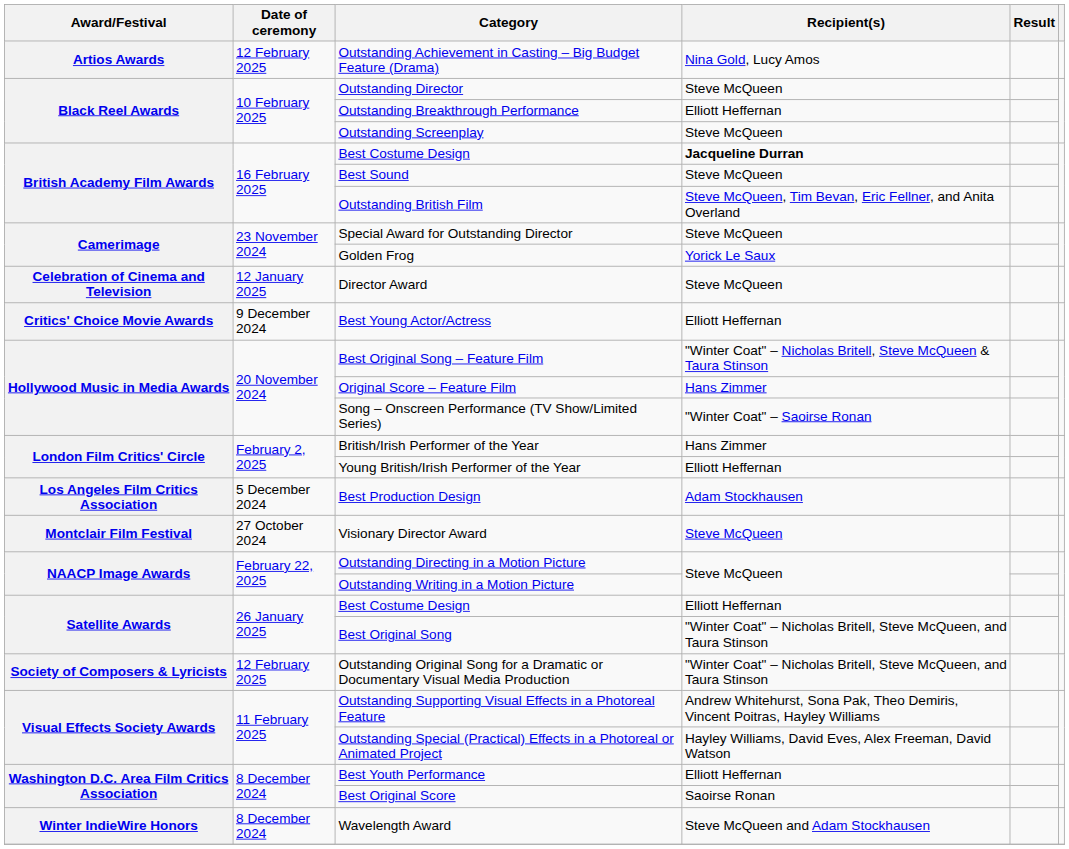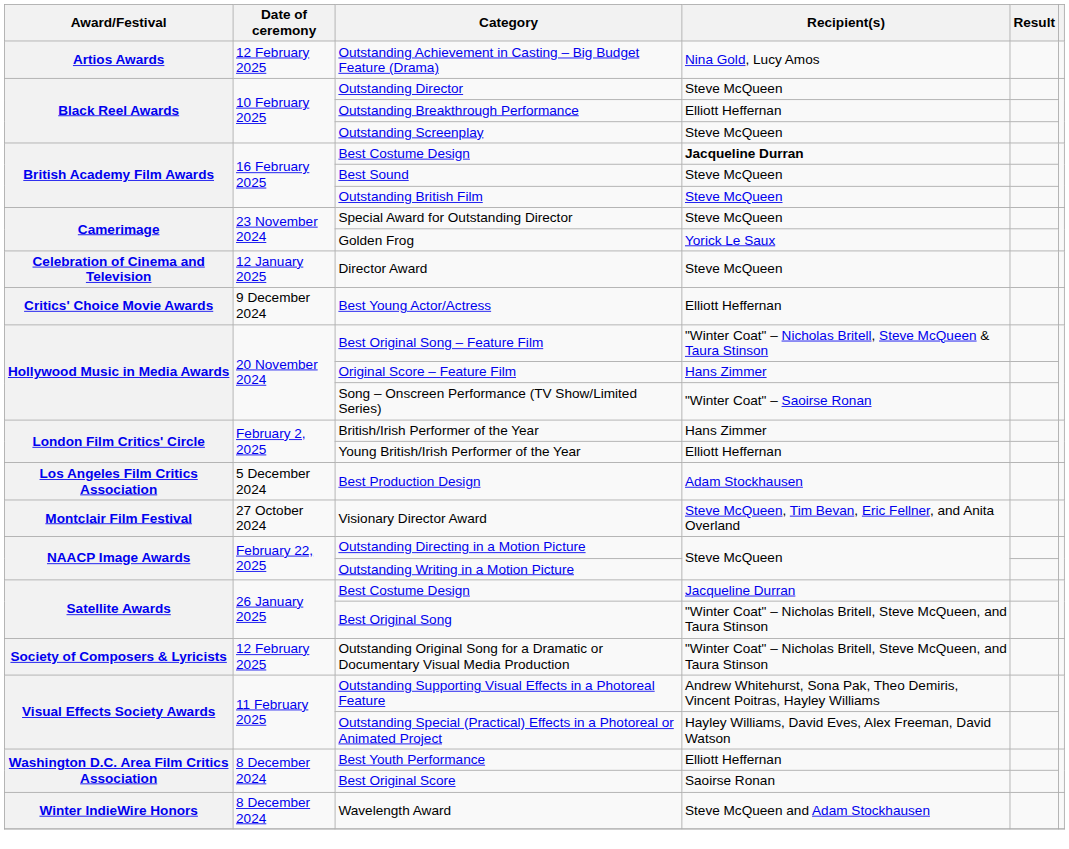(840, 204) Steve McQueen, Tim Bevan, Eric Fellner, and Anita Overland -> (734, 196) Steve McQueen
(734, 533) Steve McQueen -> (840, 518) Steve McQueen, Tim Bevan, Eric Fellner, and Anita Overland
(733, 605) Elliott Heffernan -> (740, 590) Jacqueline Durran
